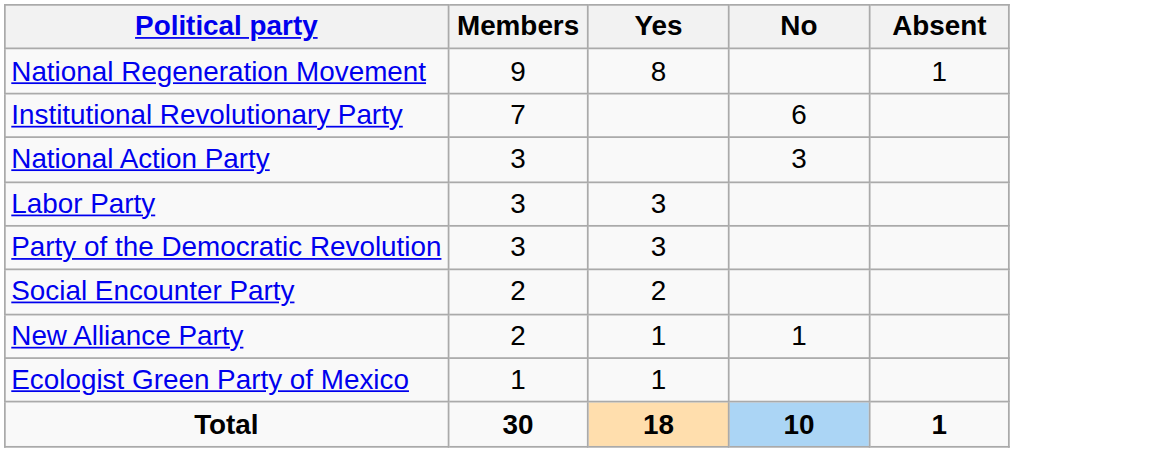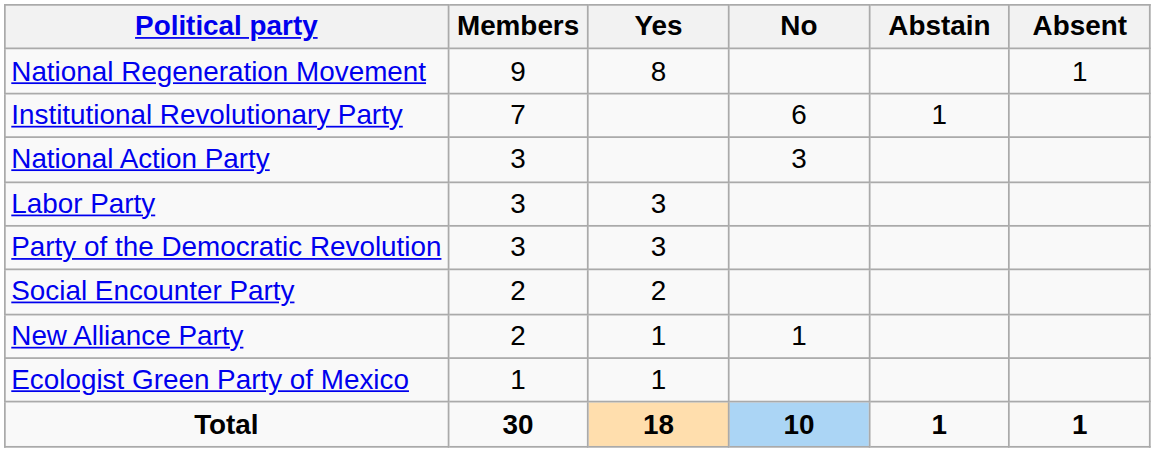+ column: (939, 26)
